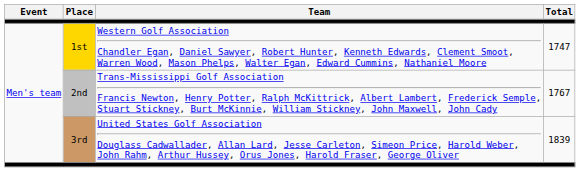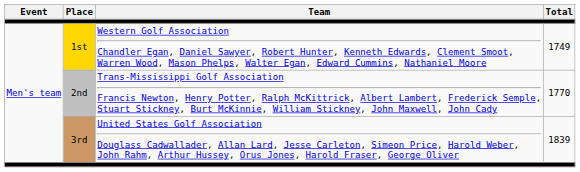(559, 47) 1747 -> (559, 47) 1749
(559, 93) 1767 -> (559, 93) 1770
